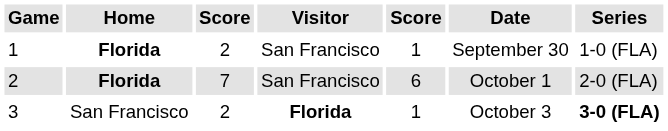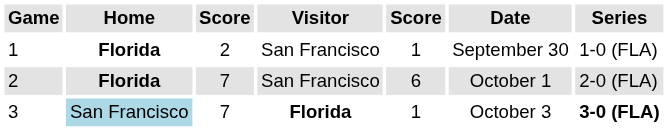(129, 112) no background -> (129, 112) lightblue background
(225, 112) 2 -> (225, 112) 7
